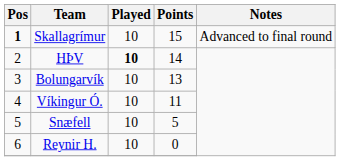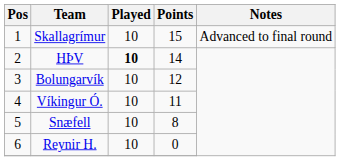(18, 36) bold -> (18, 36) normal
(175, 79) 13 -> (175, 79) 12
(175, 123) 5 -> (175, 123) 8
